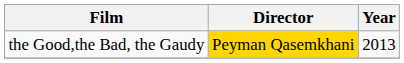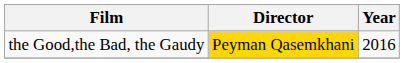(379, 44) 2013 -> (379, 44) 2016
